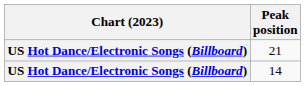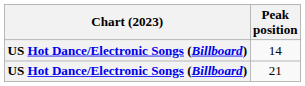rows swapped: (275, 71) <-> (275, 50)
